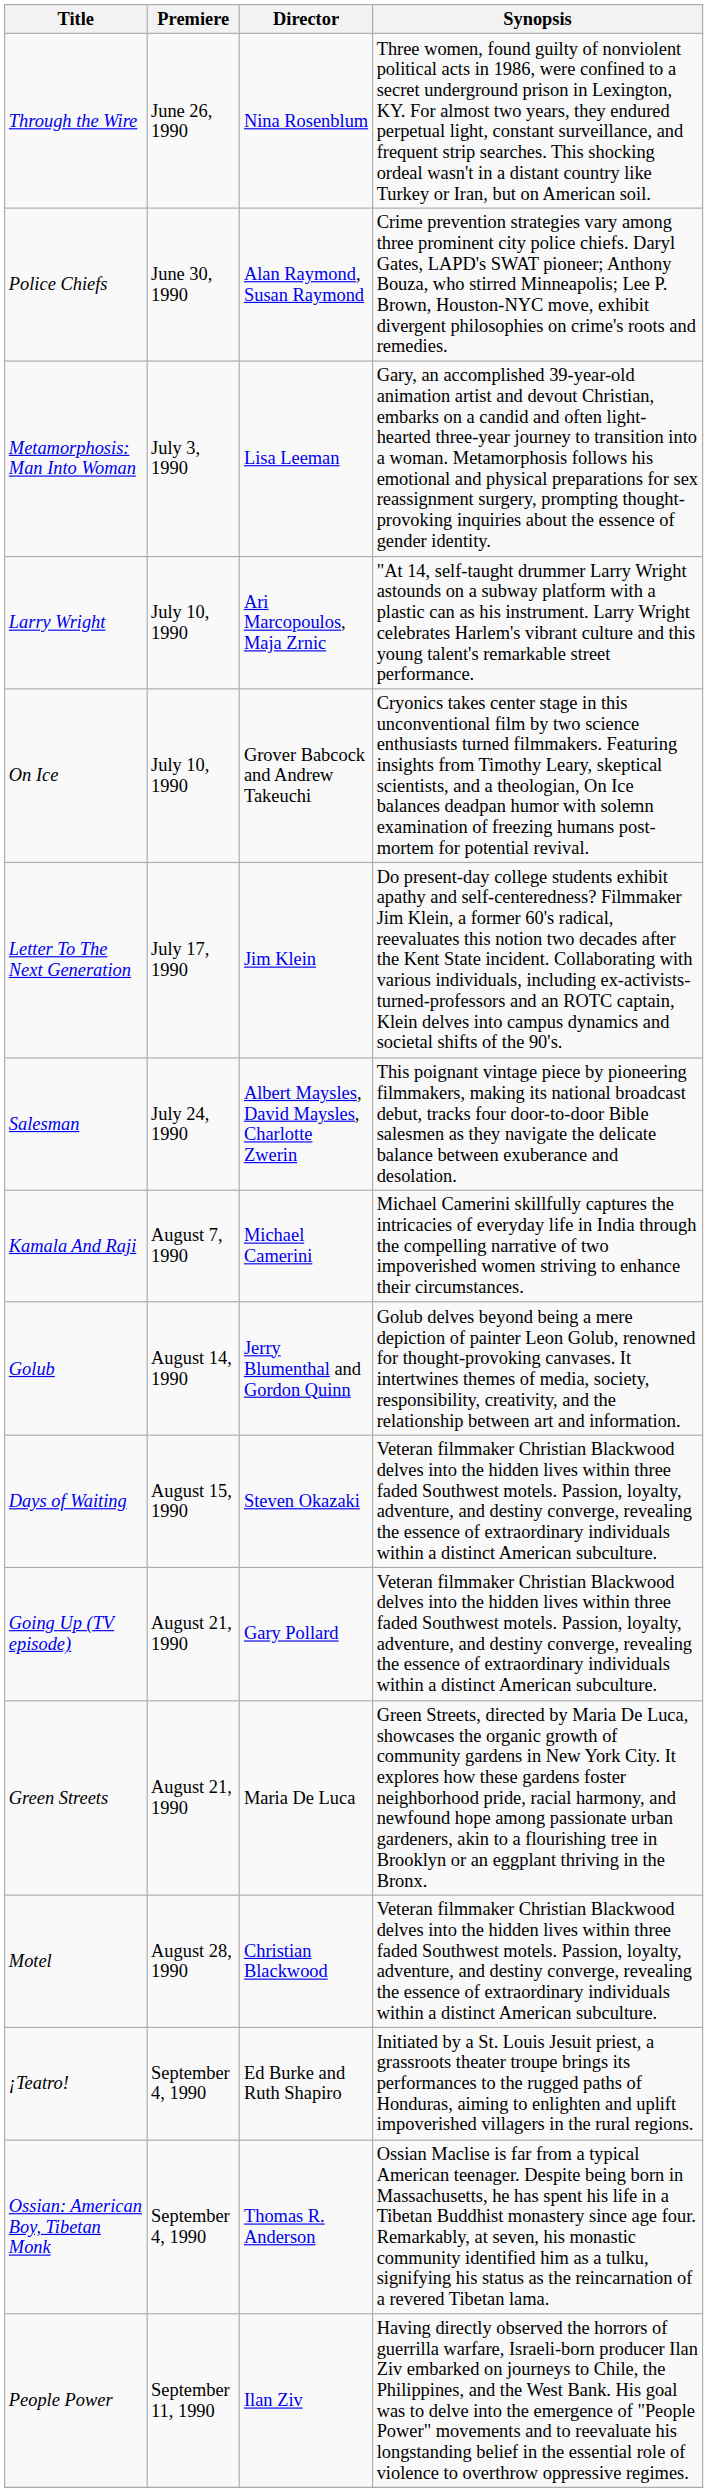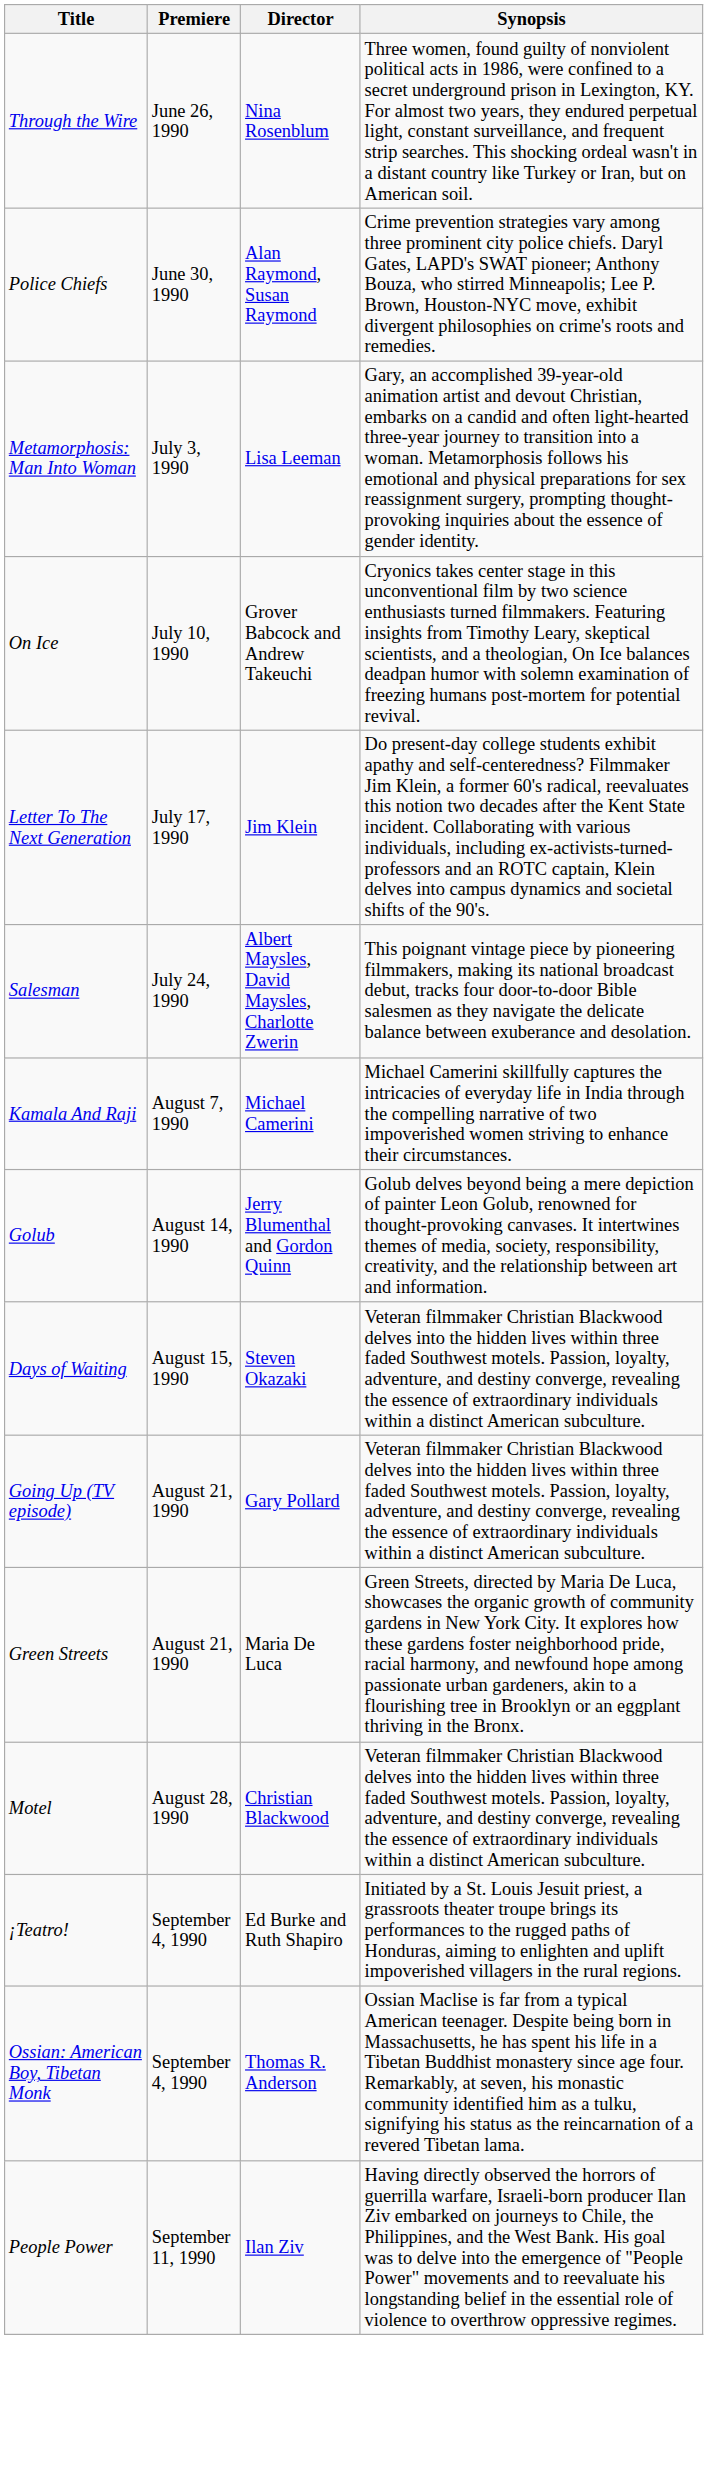- row: (57, 622)
